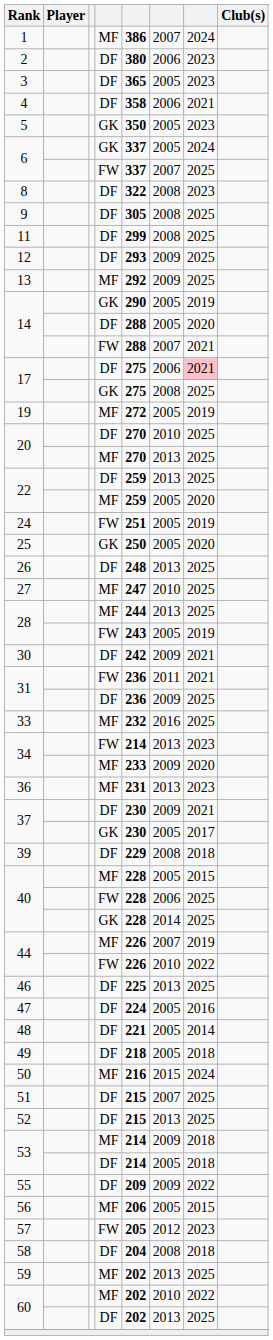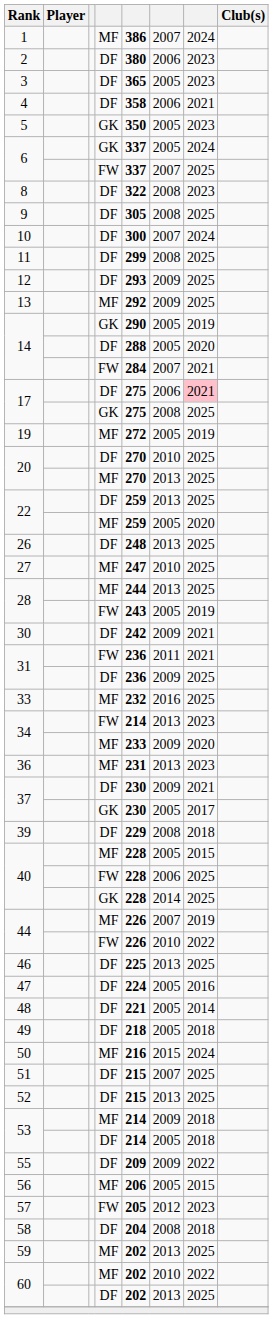+ row: (24, 236)
(136, 346) 288 -> (136, 368) 284
- row: (24, 523)
- row: (24, 545)
